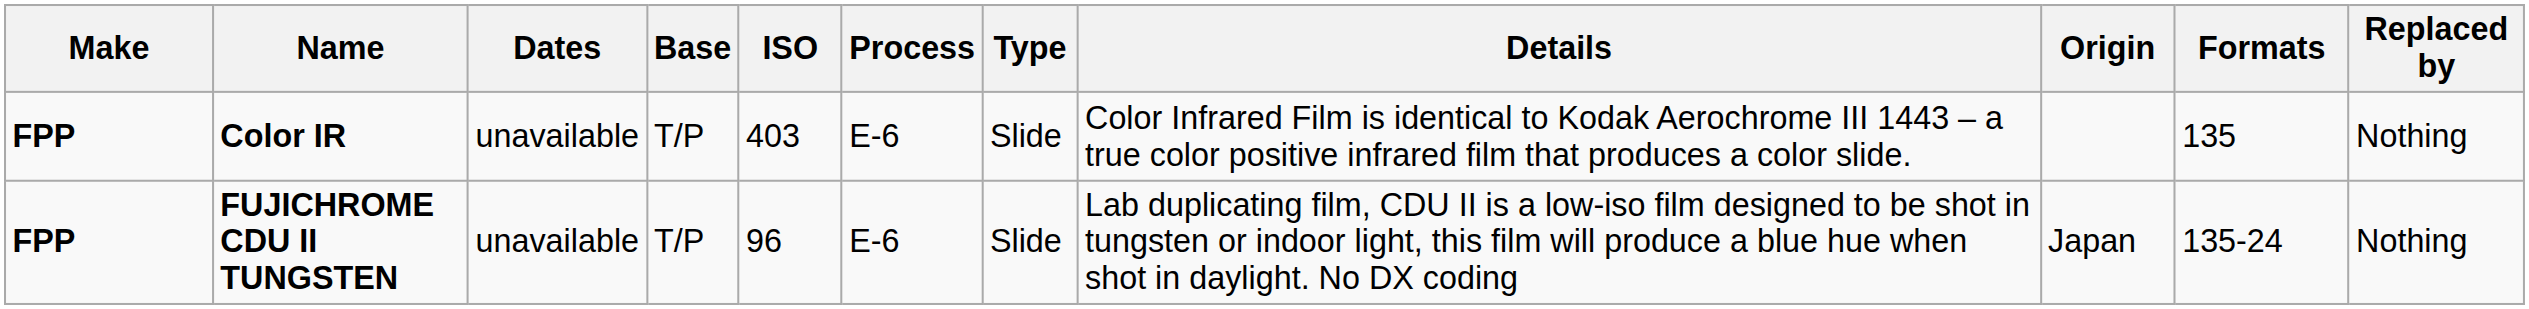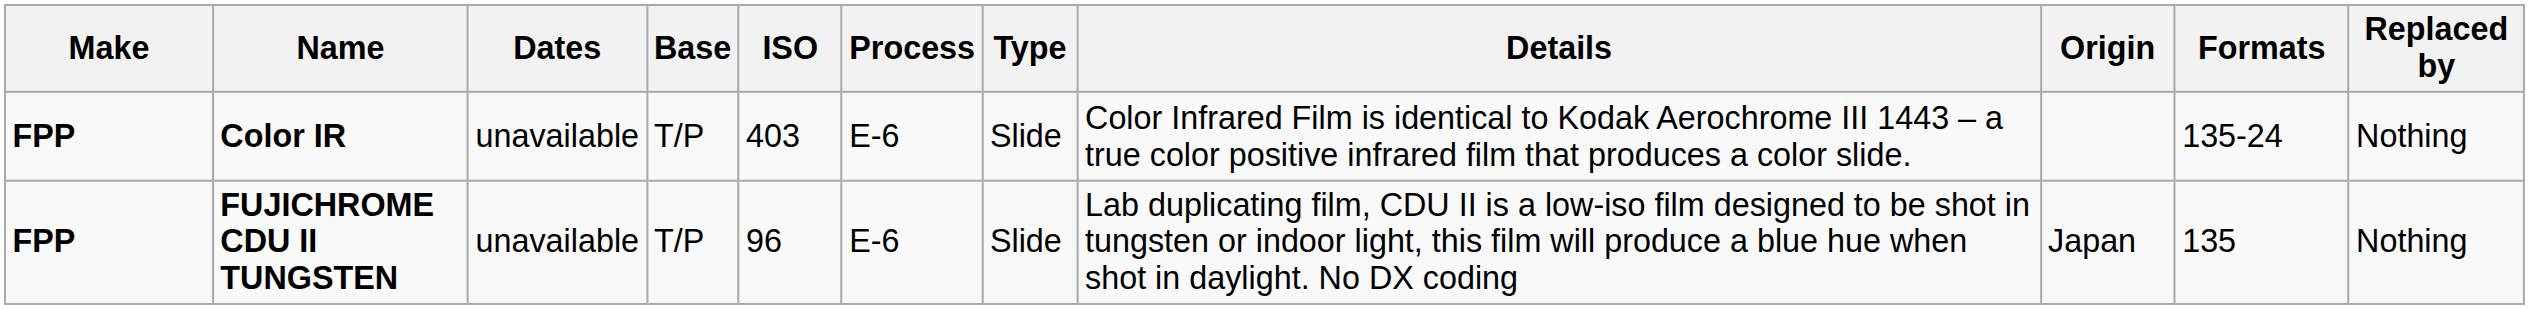(2209, 135) 135 -> (2232, 135) 135-24
(2232, 241) 135-24 -> (2209, 241) 135
